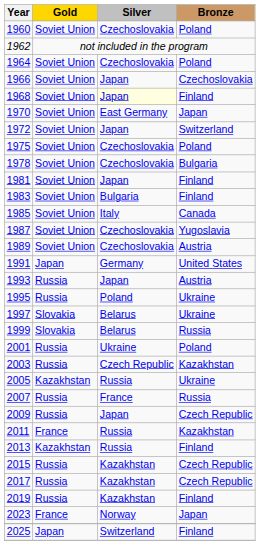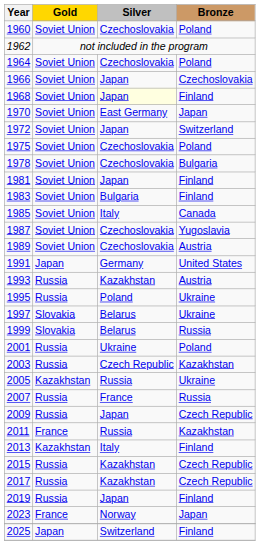(114, 280) Japan -> (127, 280) Kazakhstan
(116, 448) Russia -> (110, 448) Italy
(127, 498) Kazakhstan -> (114, 498) Japan
